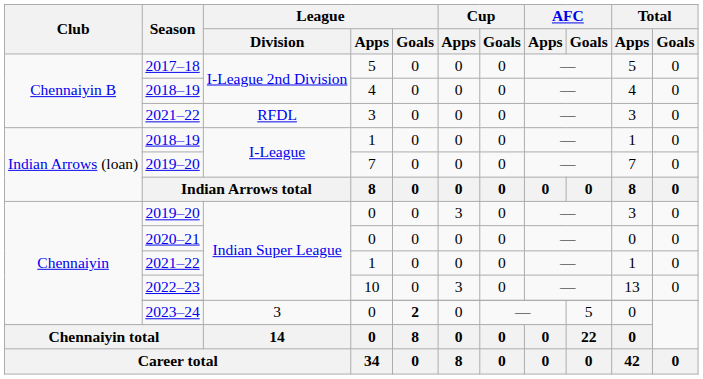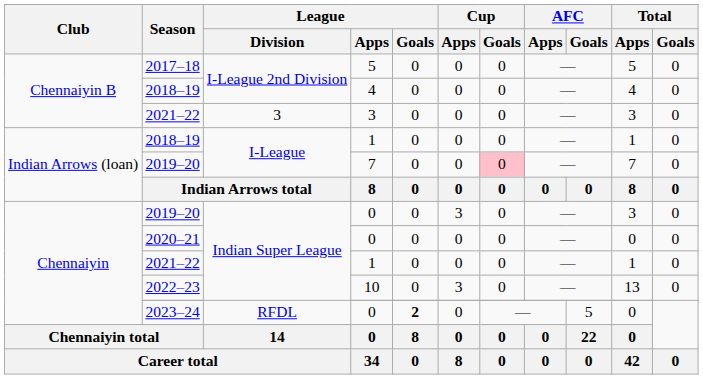(277, 115) RFDL -> (277, 115) 3
(502, 164) no background -> (502, 164) pink background
(277, 312) 3 -> (277, 312) RFDL
